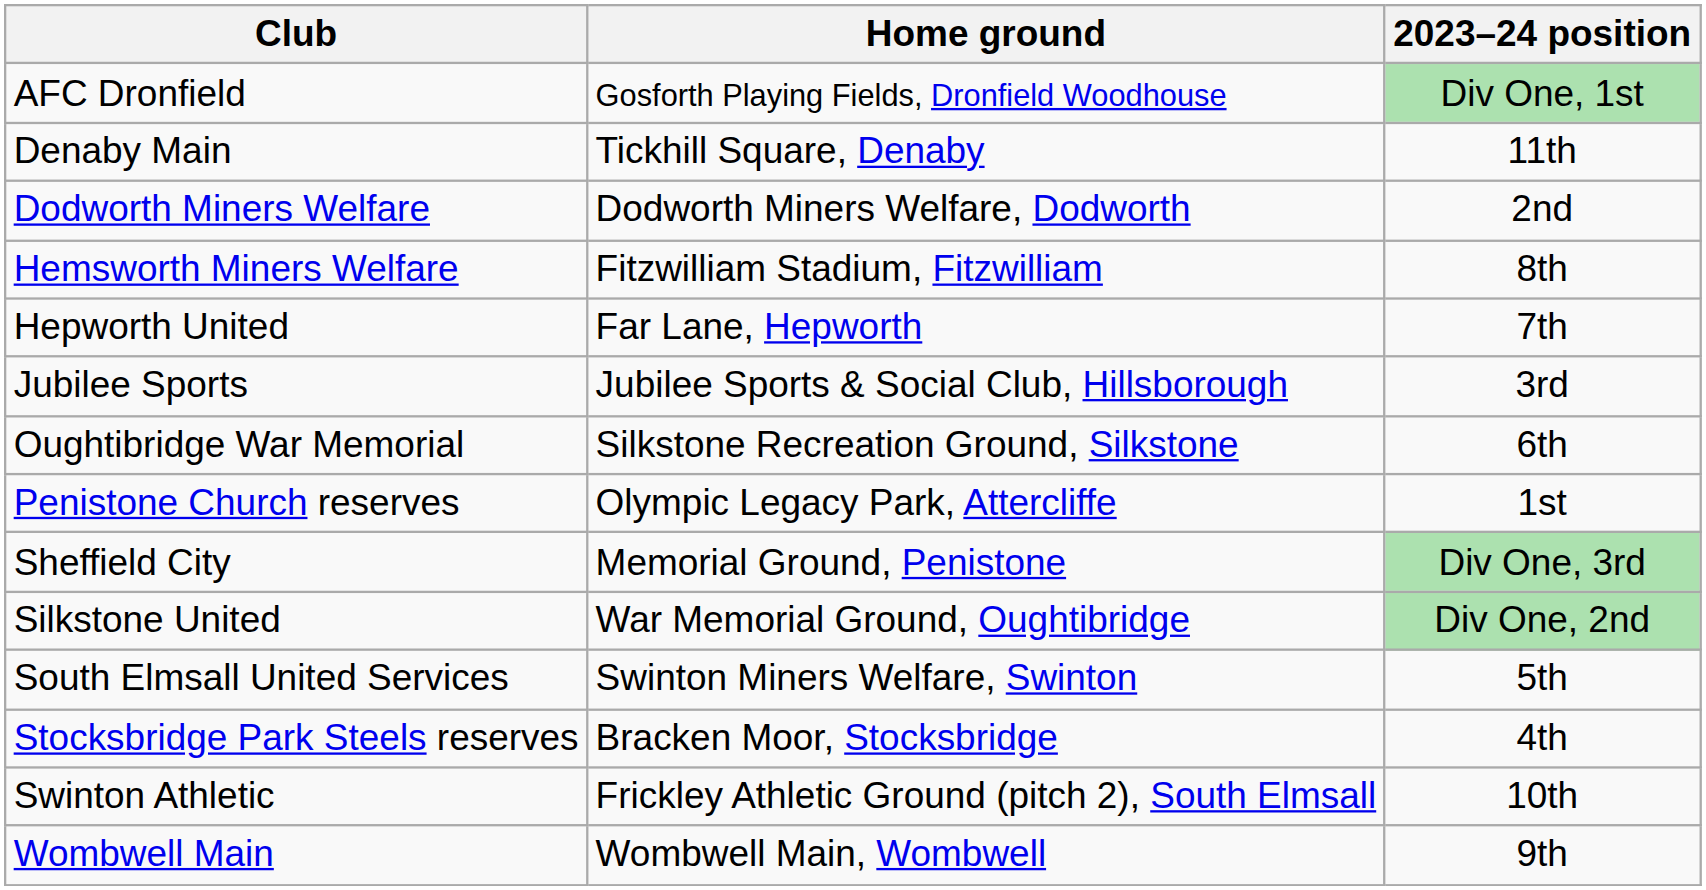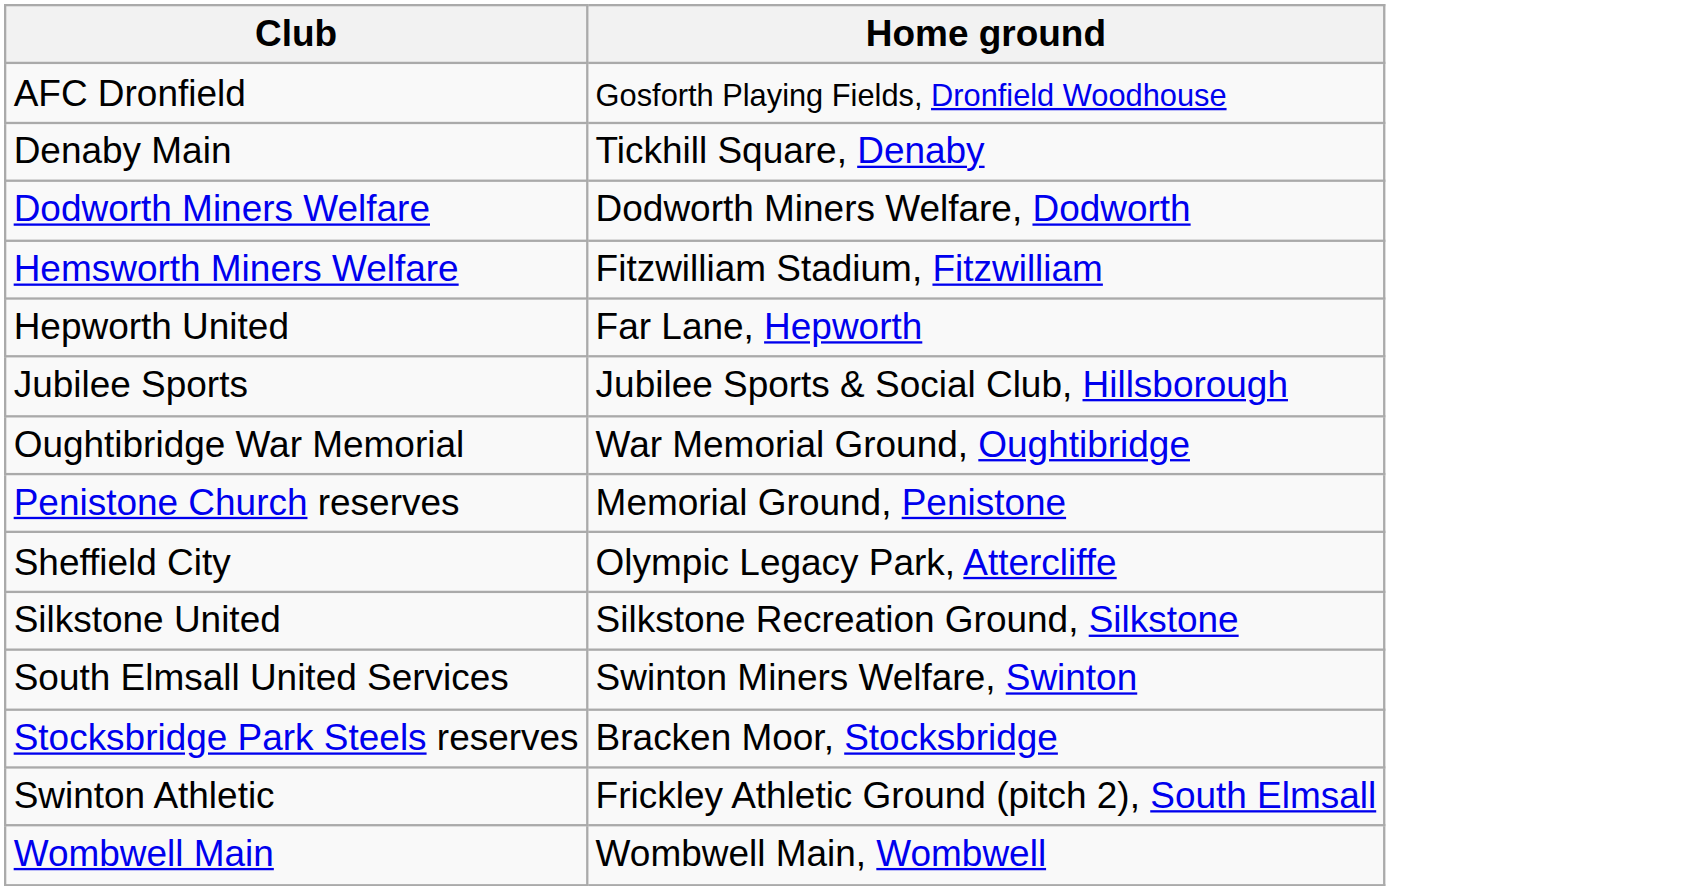- column: (1542, 33)
(917, 444) Silkstone Recreation Ground, Silkstone -> (893, 444) War Memorial Ground, Oughtibridge
(856, 502) Olympic Legacy Park, Attercliffe -> (831, 502) Memorial Ground, Penistone
(831, 561) Memorial Ground, Penistone -> (856, 561) Olympic Legacy Park, Attercliffe
(893, 619) War Memorial Ground, Oughtibridge -> (917, 619) Silkstone Recreation Ground, Silkstone
